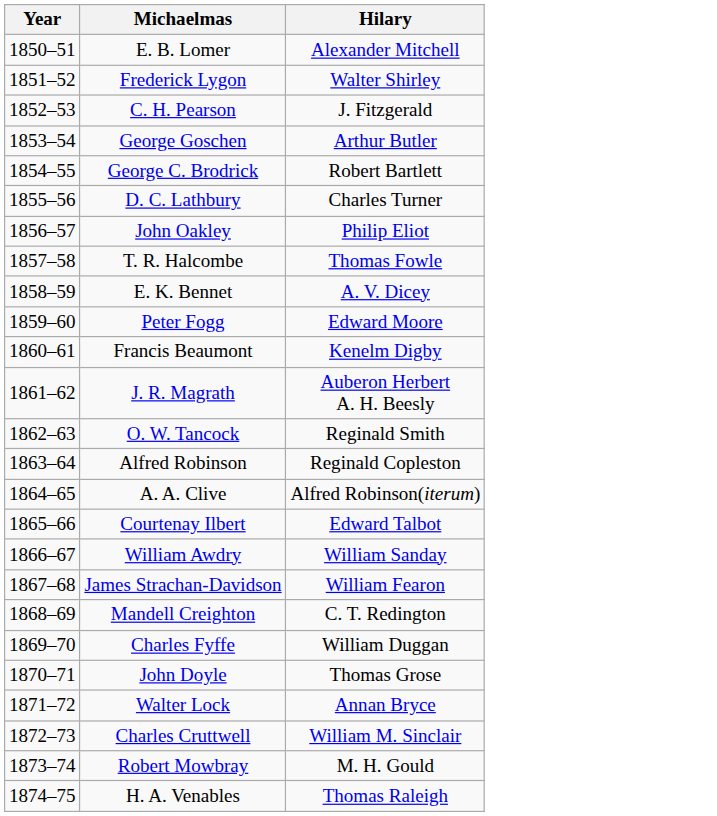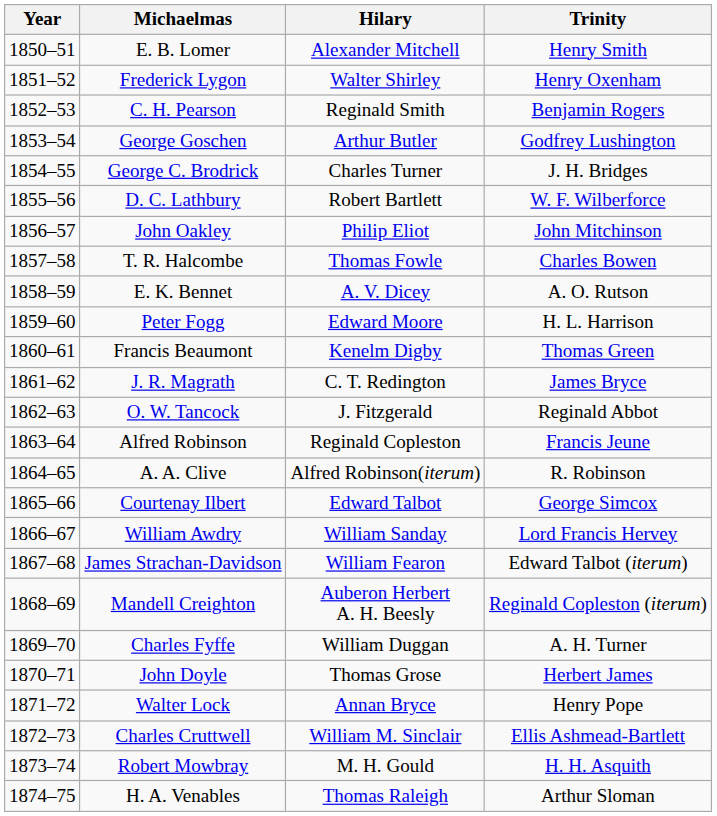+ column: (598, 19)
(385, 110) J. Fitzgerald -> (385, 110) Reginald Smith
(385, 170) Robert Bartlett -> (385, 170) Charles Turner
(385, 200) Charles Turner -> (385, 200) Robert Bartlett
(385, 392) Auberon Herbert A. H. Beesly -> (385, 381) C. T. Redington
(385, 433) Reginald Smith -> (385, 412) J. Fitzgerald
(385, 614) C. T. Redington -> (385, 604) Auberon Herbert A. H. Beesly
